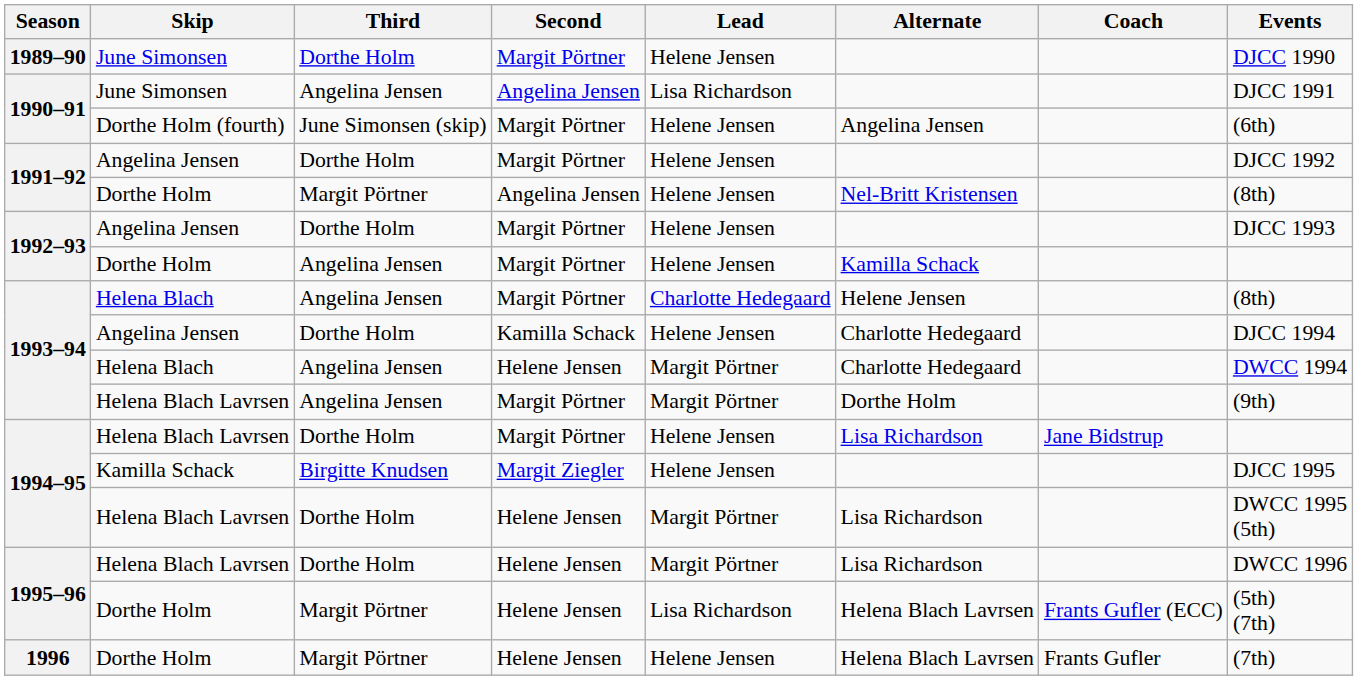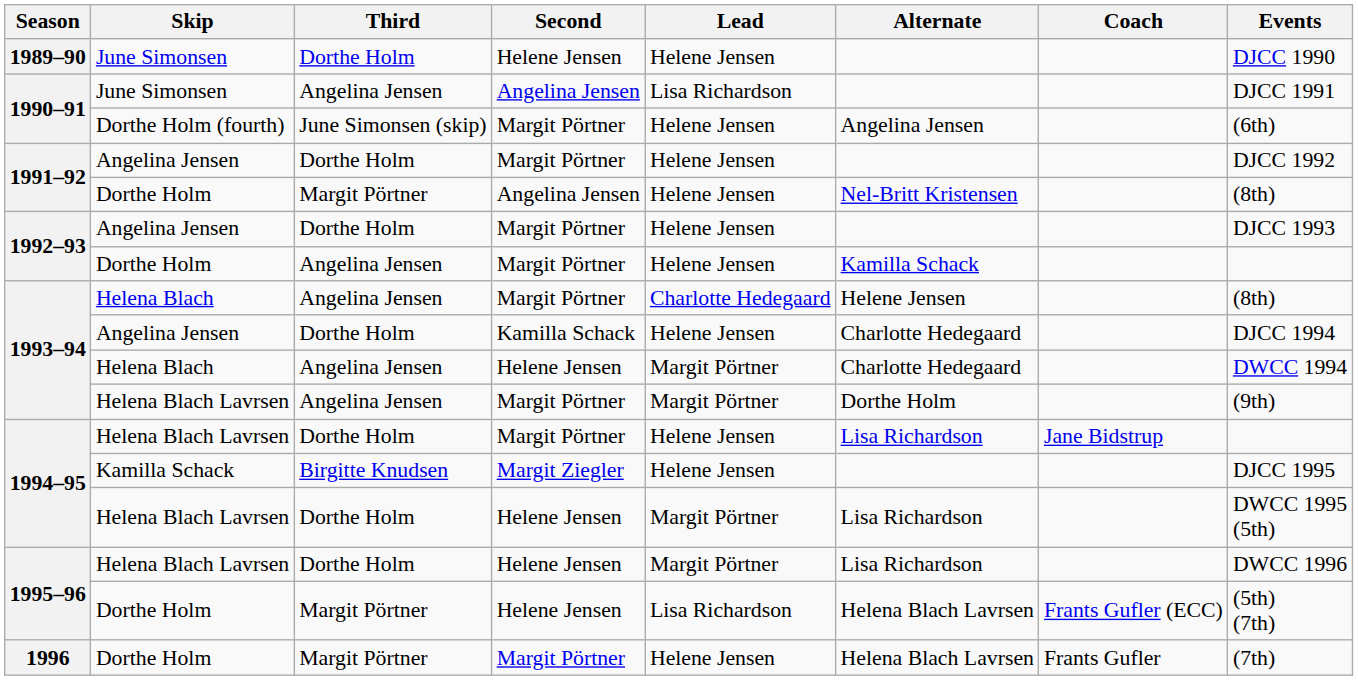(561, 56) Margit Pörtner -> (559, 56) Helene Jensen
(559, 657) Helene Jensen -> (561, 657) Margit Pörtner
